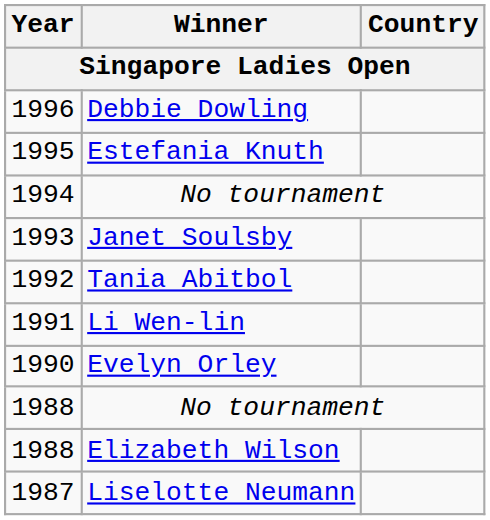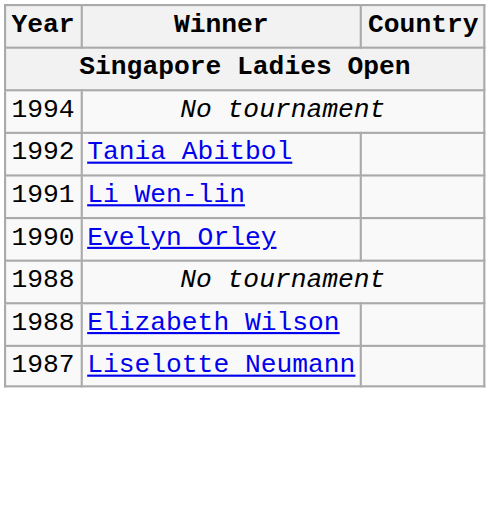- row: (43, 112)
- row: (43, 154)
- row: (43, 239)
